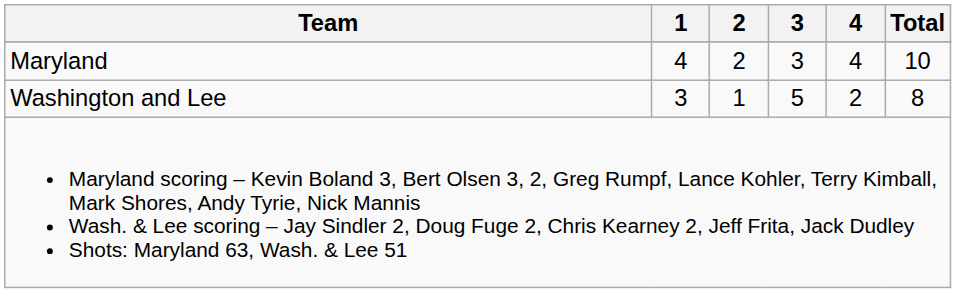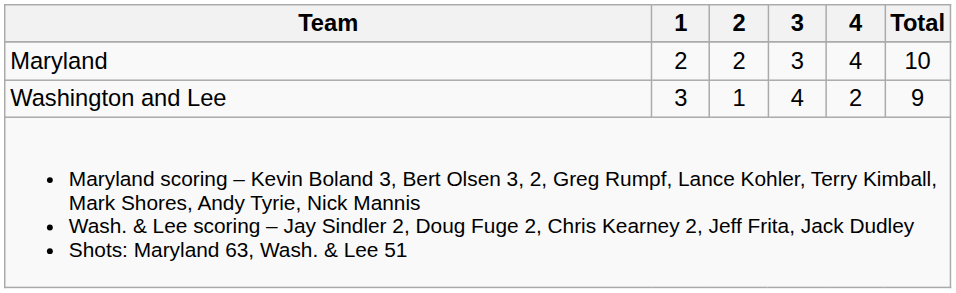(681, 60) 4 -> (681, 60) 2
(797, 98) 5 -> (797, 98) 4
(918, 98) 8 -> (918, 98) 9
